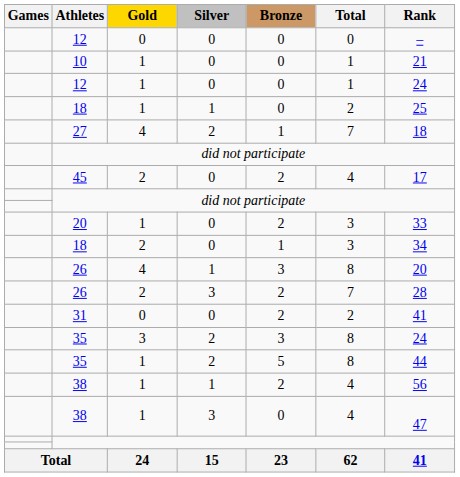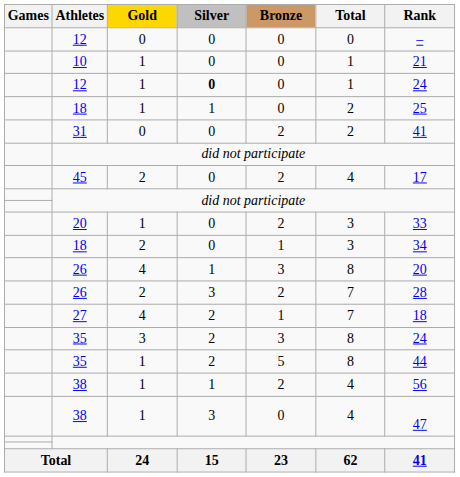(212, 85) normal -> (212, 85) bold
rows swapped: (80, 315) <-> (80, 131)
